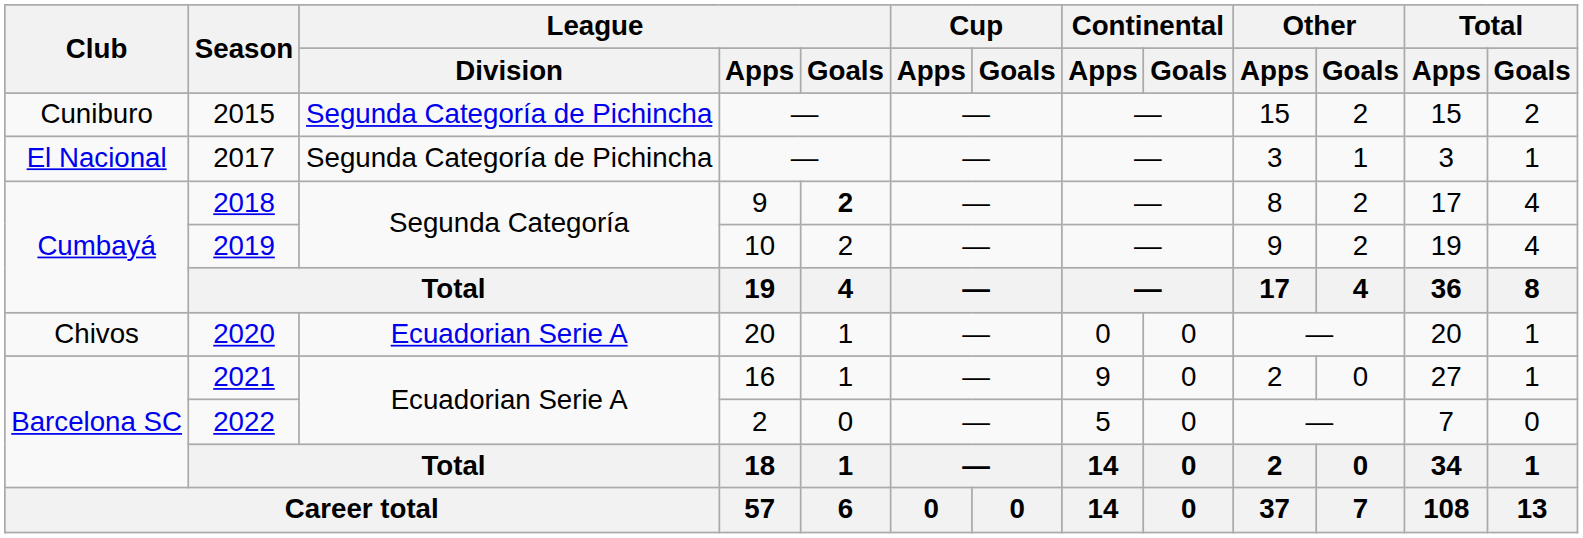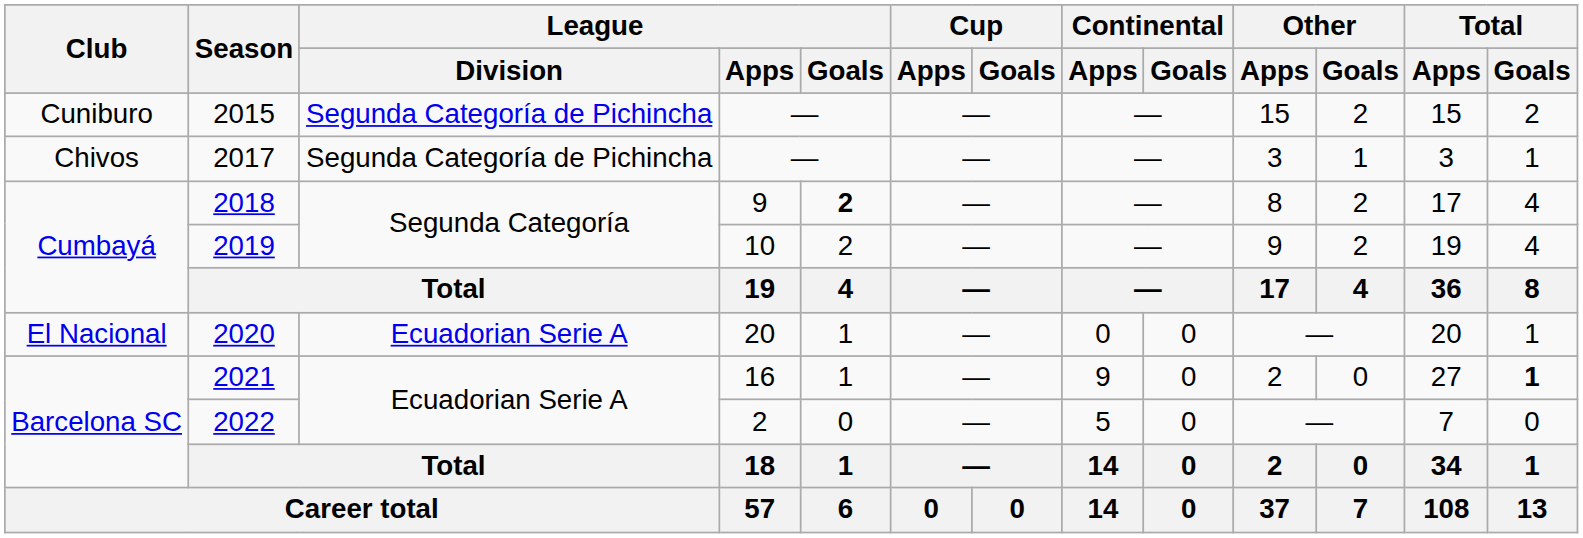(97, 158) El Nacional -> (97, 158) Chivos
(97, 333) Chivos -> (97, 333) El Nacional
(1532, 377) normal -> (1532, 377) bold
